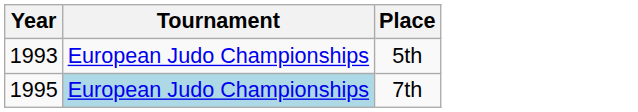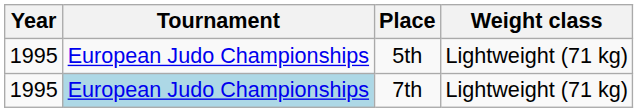+ column: (537, 21)
(34, 55) 1993 -> (34, 55) 1995
